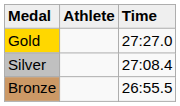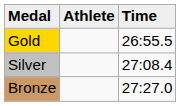(147, 40) 27:27.0 -> (147, 40) 26:55.5
(147, 88) 26:55.5 -> (147, 88) 27:27.0
